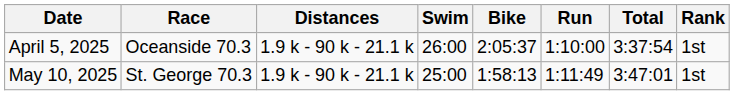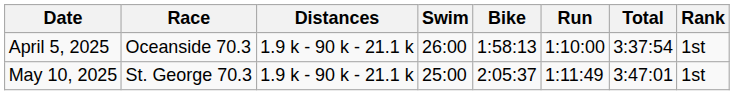(507, 47) 2:05:37 -> (507, 47) 1:58:13
(507, 75) 1:58:13 -> (507, 75) 2:05:37
